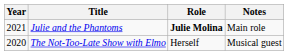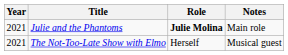(16, 43) 2020 -> (16, 43) 2021
